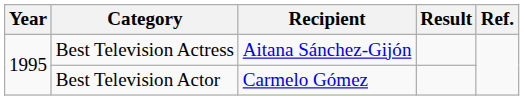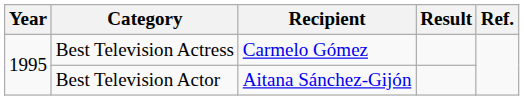(327, 49) Aitana Sánchez-Gijón -> (305, 49) Carmelo Gómez
(305, 79) Carmelo Gómez -> (327, 79) Aitana Sánchez-Gijón
